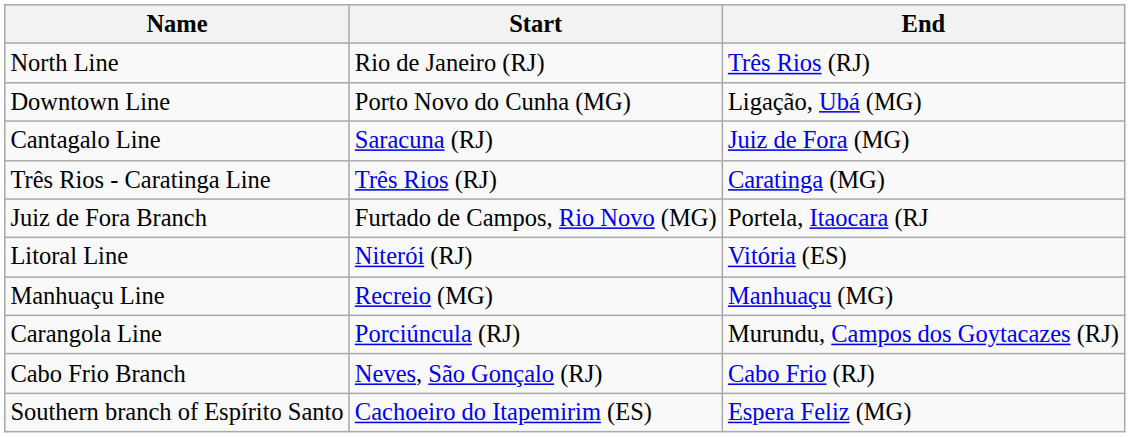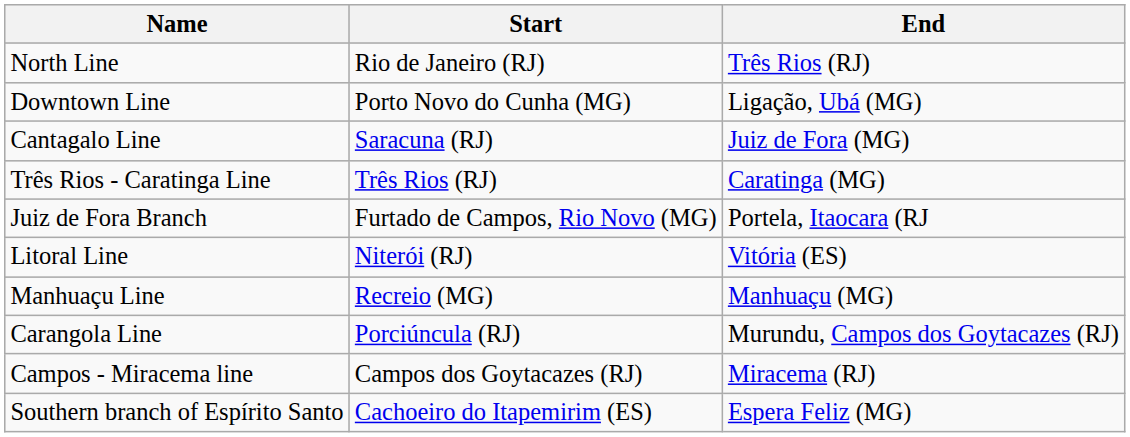+ row: (132, 373)
- row: (98, 373)
